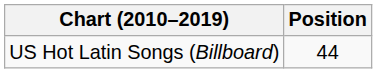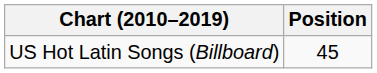(328, 51) 44 -> (328, 51) 45
